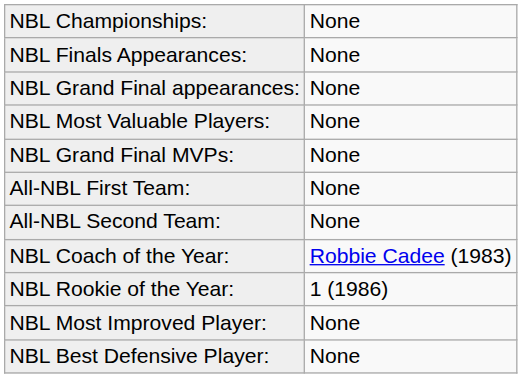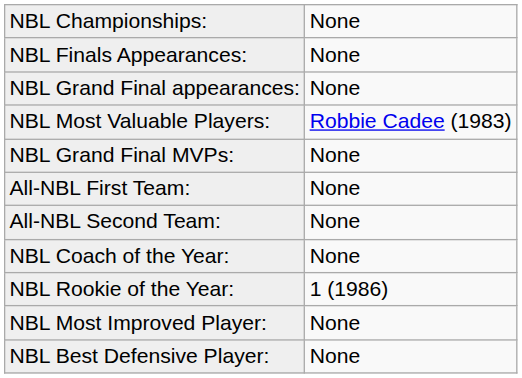(335, 121) None -> (411, 121) Robbie Cadee (1983)
(411, 255) Robbie Cadee (1983) -> (335, 255) None
